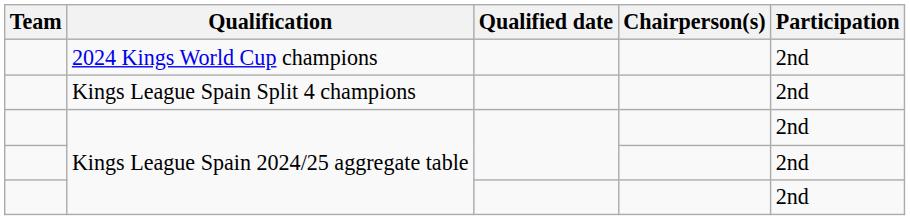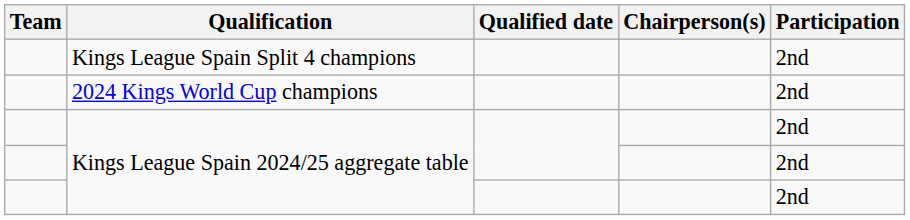rows swapped: (36, 57) <-> (36, 92)
